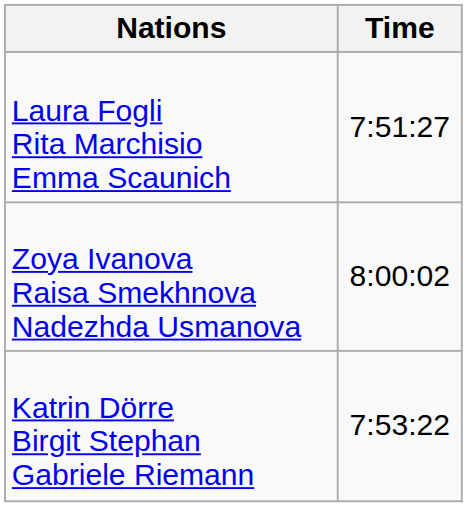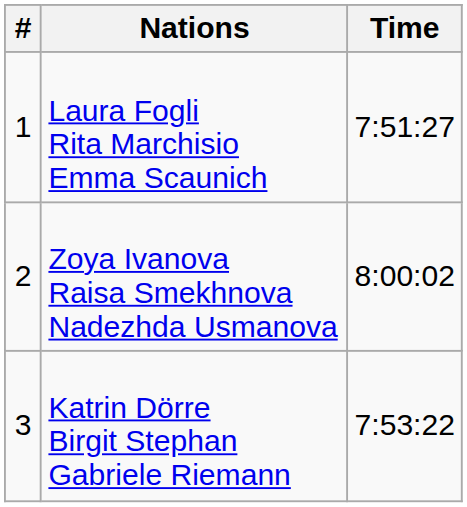+ column: (23, 28)
